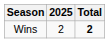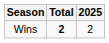columns swapped: (61, 12) <-> (90, 12)
